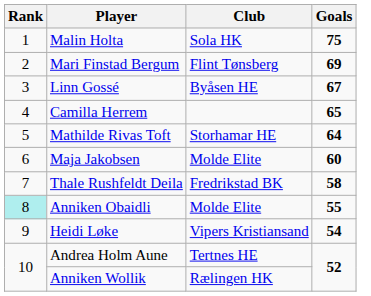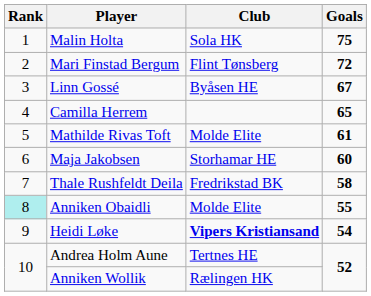(334, 64) 69 -> (344, 64) 72
(233, 135) Storhamar HE -> (225, 135) Molde Elite
(334, 135) 64 -> (344, 135) 61
(225, 159) Molde Elite -> (233, 159) Storhamar HE
(249, 231) normal -> (254, 231) bold
